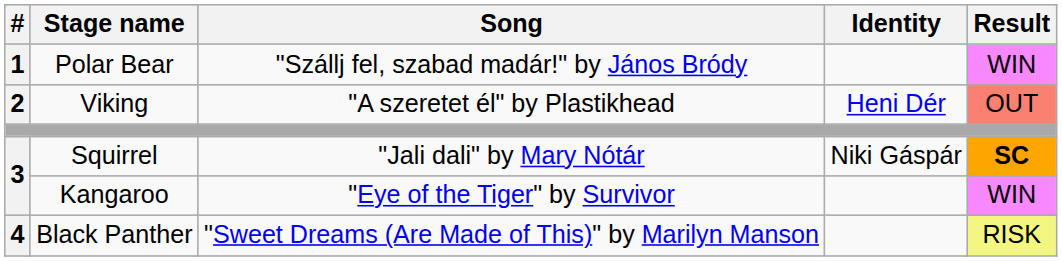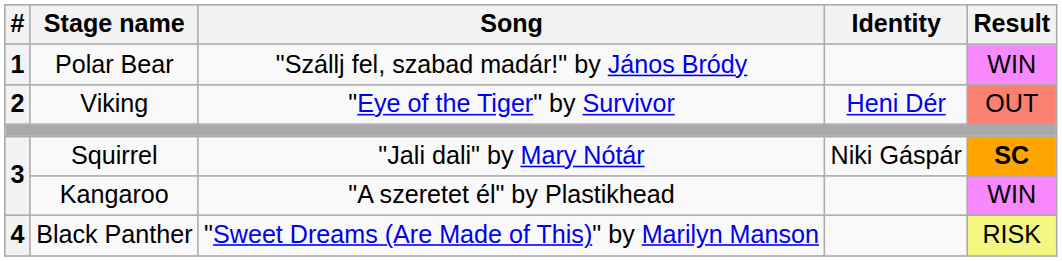(512, 104) "A szeretet él" by Plastikhead -> (512, 104) "Eye of the Tiger" by Survivor
(512, 195) "Eye of the Tiger" by Survivor -> (512, 195) "A szeretet él" by Plastikhead
